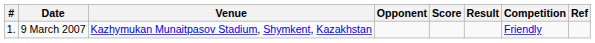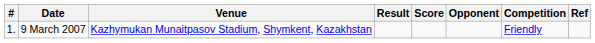columns swapped: (402, 13) <-> (483, 13)
